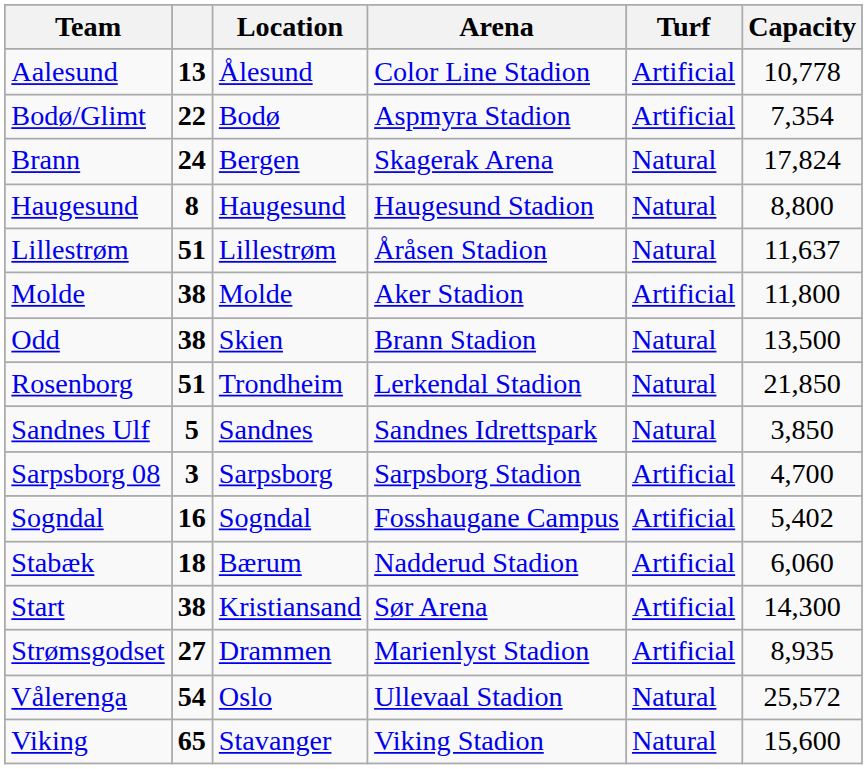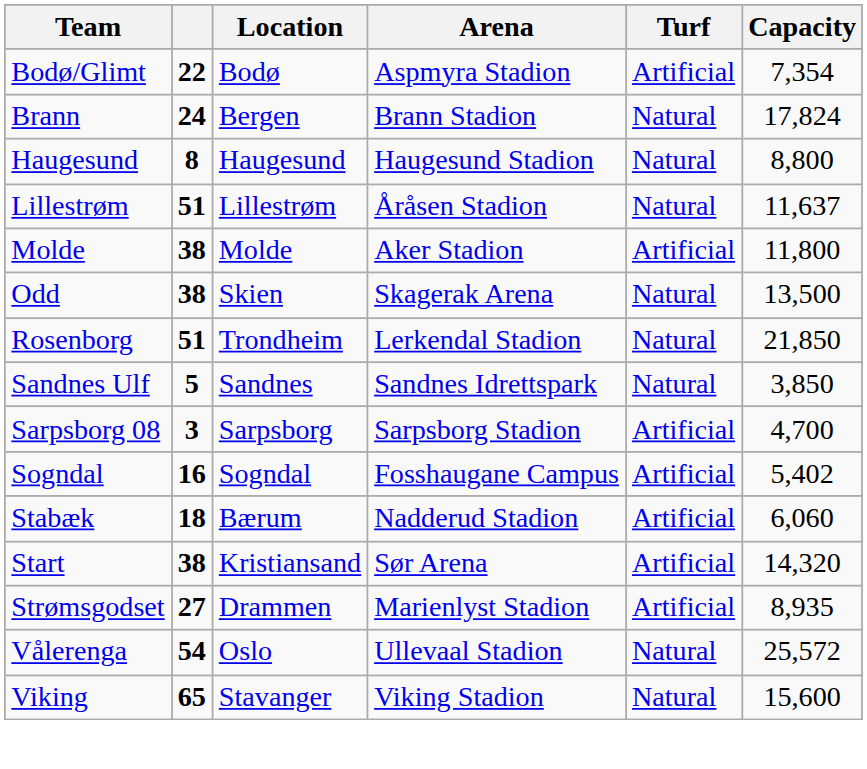- row: (65, 71)
(464, 160) Skagerak Arena -> (455, 116) Brann Stadion
(455, 339) Brann Stadion -> (464, 294) Skagerak Arena
(802, 607) 14,300 -> (802, 562) 14,320
